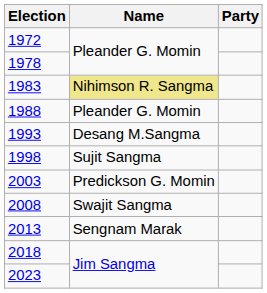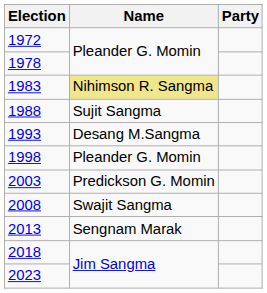(137, 110) Pleander G. Momin -> (117, 110) Sujit Sangma
(117, 157) Sujit Sangma -> (137, 157) Pleander G. Momin
